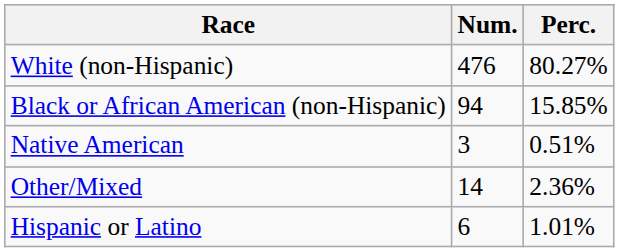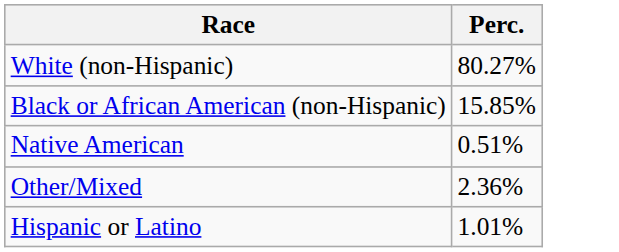- column: (488, 24)
